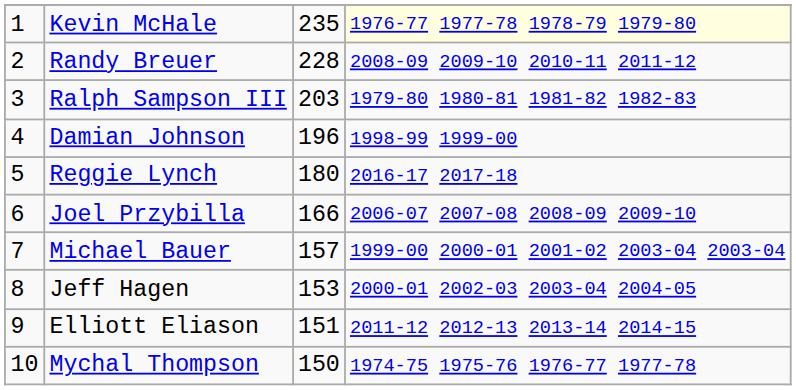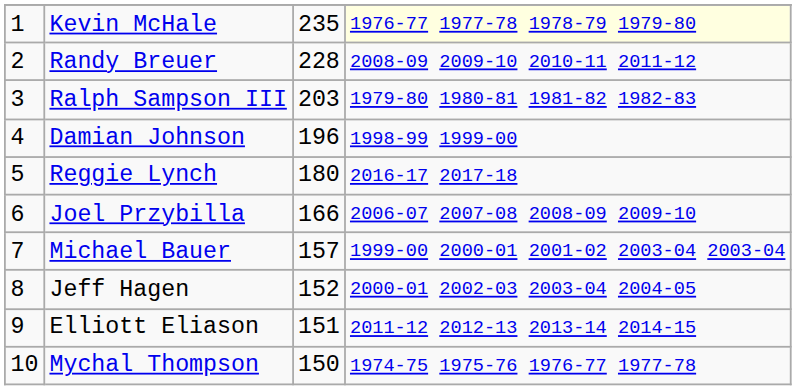(319, 289) 153 -> (319, 289) 152
